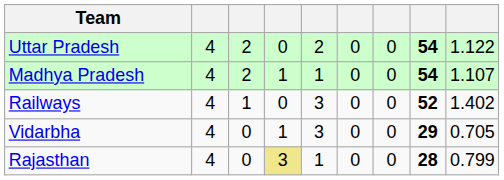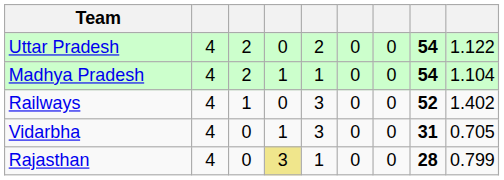(472, 75) 1.107 -> (472, 75) 1.104
(428, 132) 29 -> (428, 132) 31
